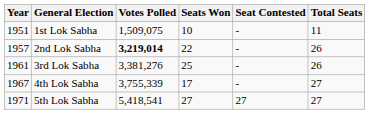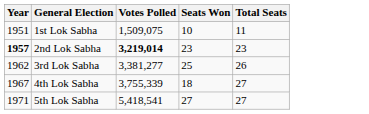- column: (271, 13)
(18, 48) normal -> (18, 48) bold
(187, 48) 22 -> (187, 48) 23
(316, 48) 26 -> (241, 48) 23
(18, 65) 1961 -> (18, 65) 1962
(141, 65) 3,381,276 -> (141, 65) 3,381,277
(187, 83) 17 -> (187, 83) 18
